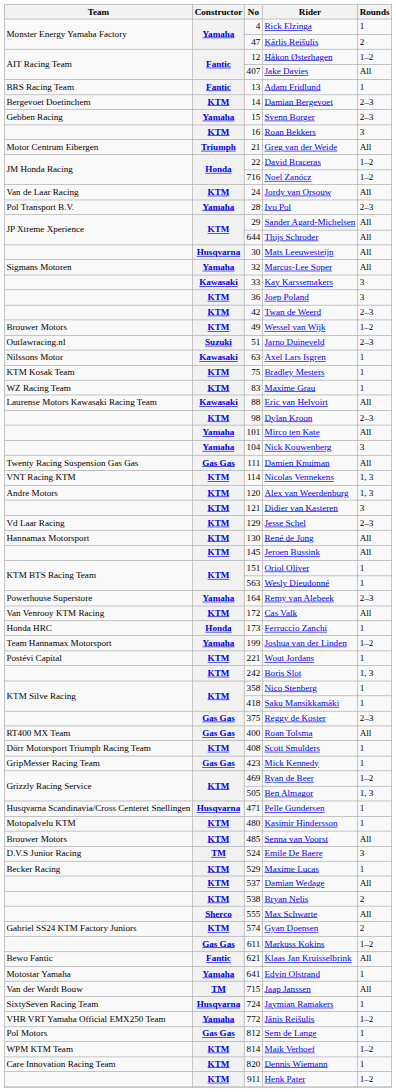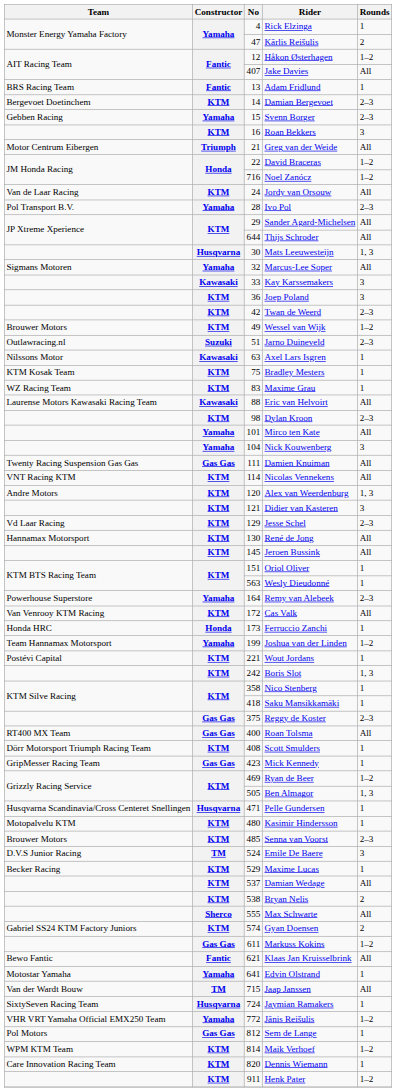(365, 252) All -> (366, 252) 1, 3
(366, 477) 1, 3 -> (365, 477) All
(365, 838) All -> (366, 838) 2–3
